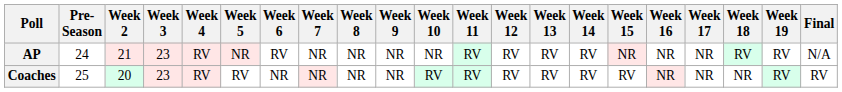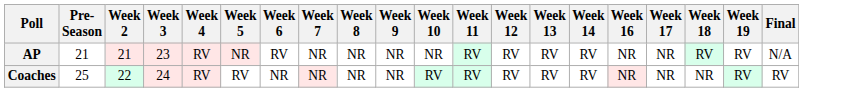- column: (627, 24)
(82, 54) 24 -> (82, 54) 21
(124, 76) 20 -> (124, 76) 22
(163, 76) 23 -> (163, 76) 24
